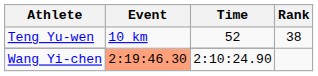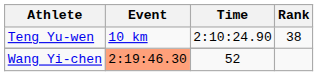(232, 37) 52 -> (233, 37) 2:10:24.90
(233, 59) 2:10:24.90 -> (232, 59) 52
